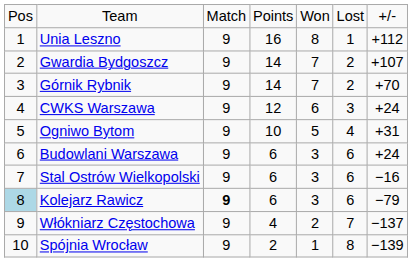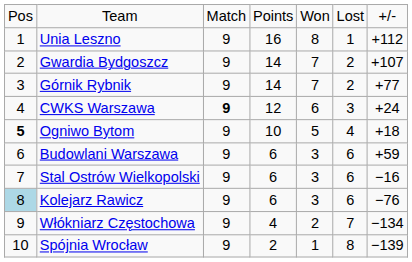(387, 85) +70 -> (387, 85) +77
(226, 108) normal -> (226, 108) bold
(20, 131) normal -> (20, 131) bold
(387, 131) +31 -> (387, 131) +18
(387, 154) +24 -> (387, 154) +59
(226, 200) bold -> (226, 200) normal
(387, 200) −79 -> (387, 200) −76
(387, 223) −137 -> (387, 223) −134
